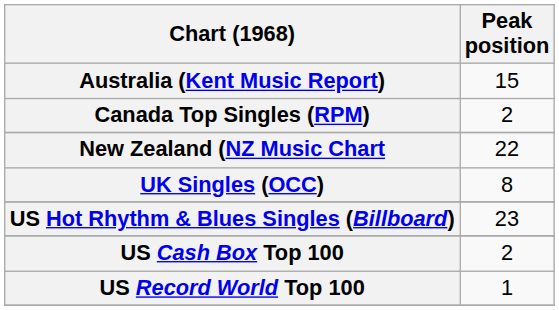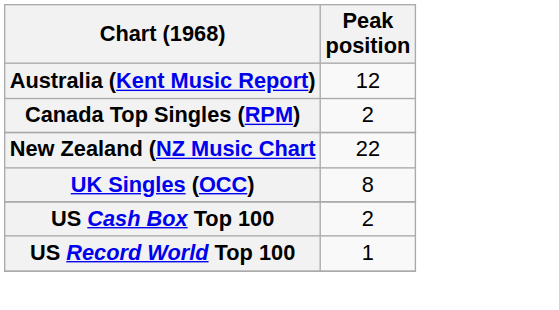(507, 80) 15 -> (368, 80) 12
- row: (232, 218)
